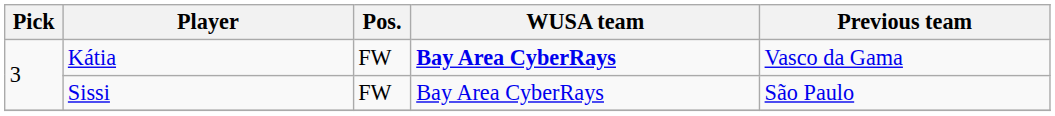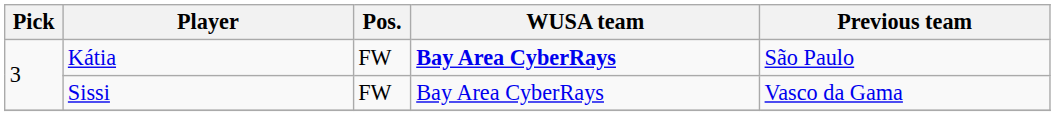(834, 57) Vasco da Gama -> (809, 57) São Paulo
(809, 92) São Paulo -> (834, 92) Vasco da Gama
